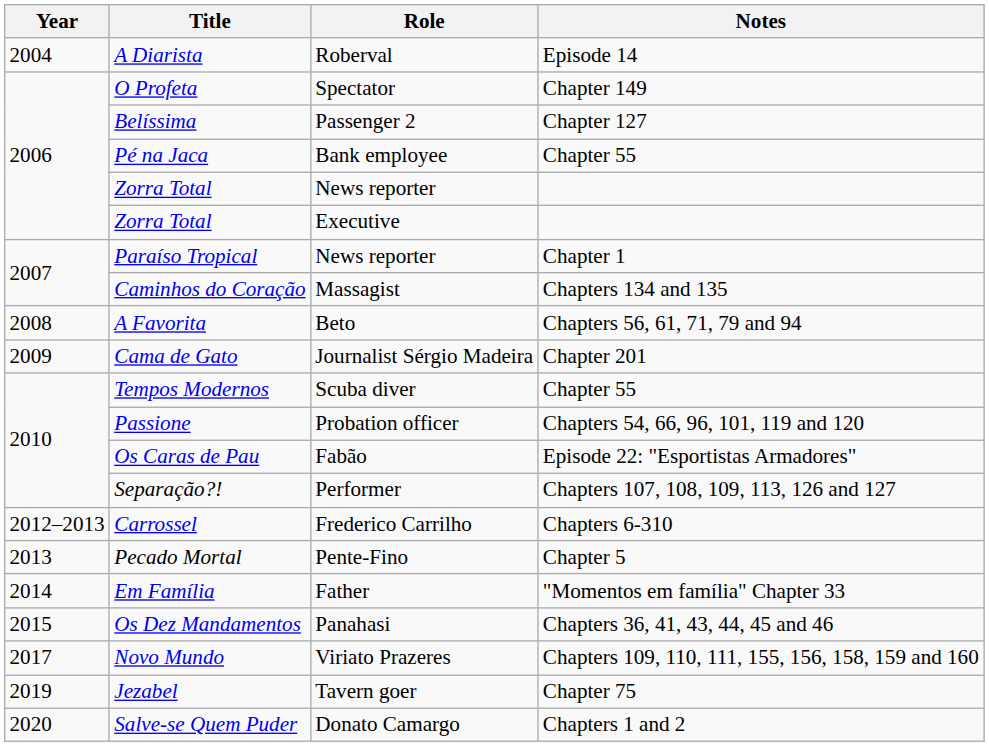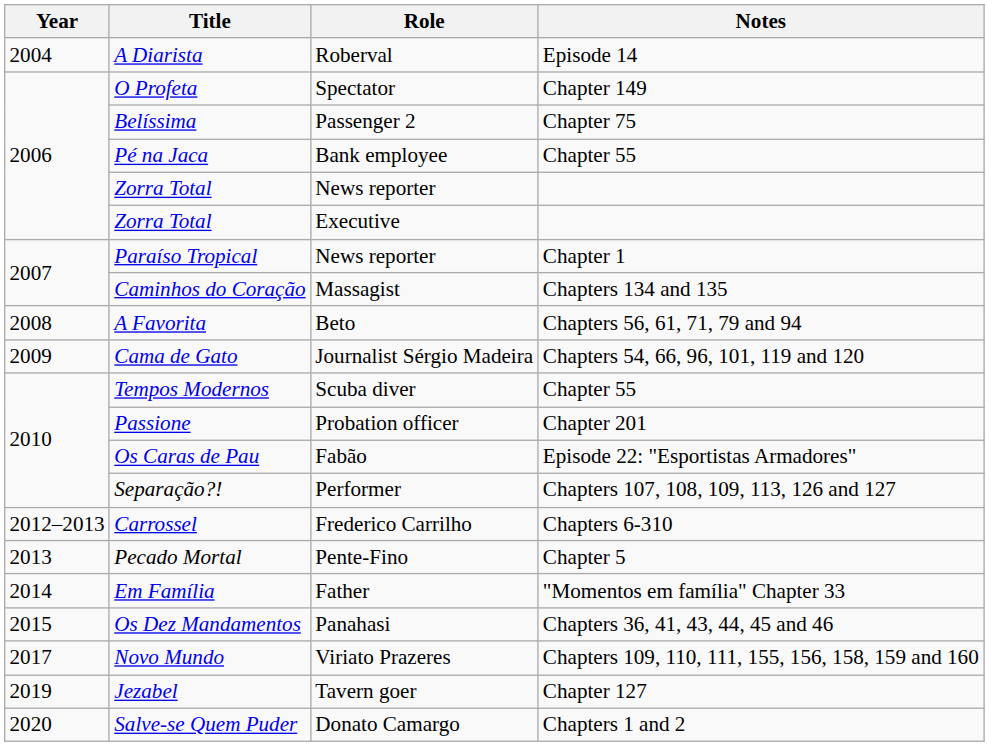(595, 121) Chapter 127 -> (590, 121) Chapter 75
(595, 356) Chapter 201 -> (704, 356) Chapters 54, 66, 96, 101, 119 and 120
(704, 423) Chapters 54, 66, 96, 101, 119 and 120 -> (595, 423) Chapter 201
(590, 691) Chapter 75 -> (595, 691) Chapter 127
